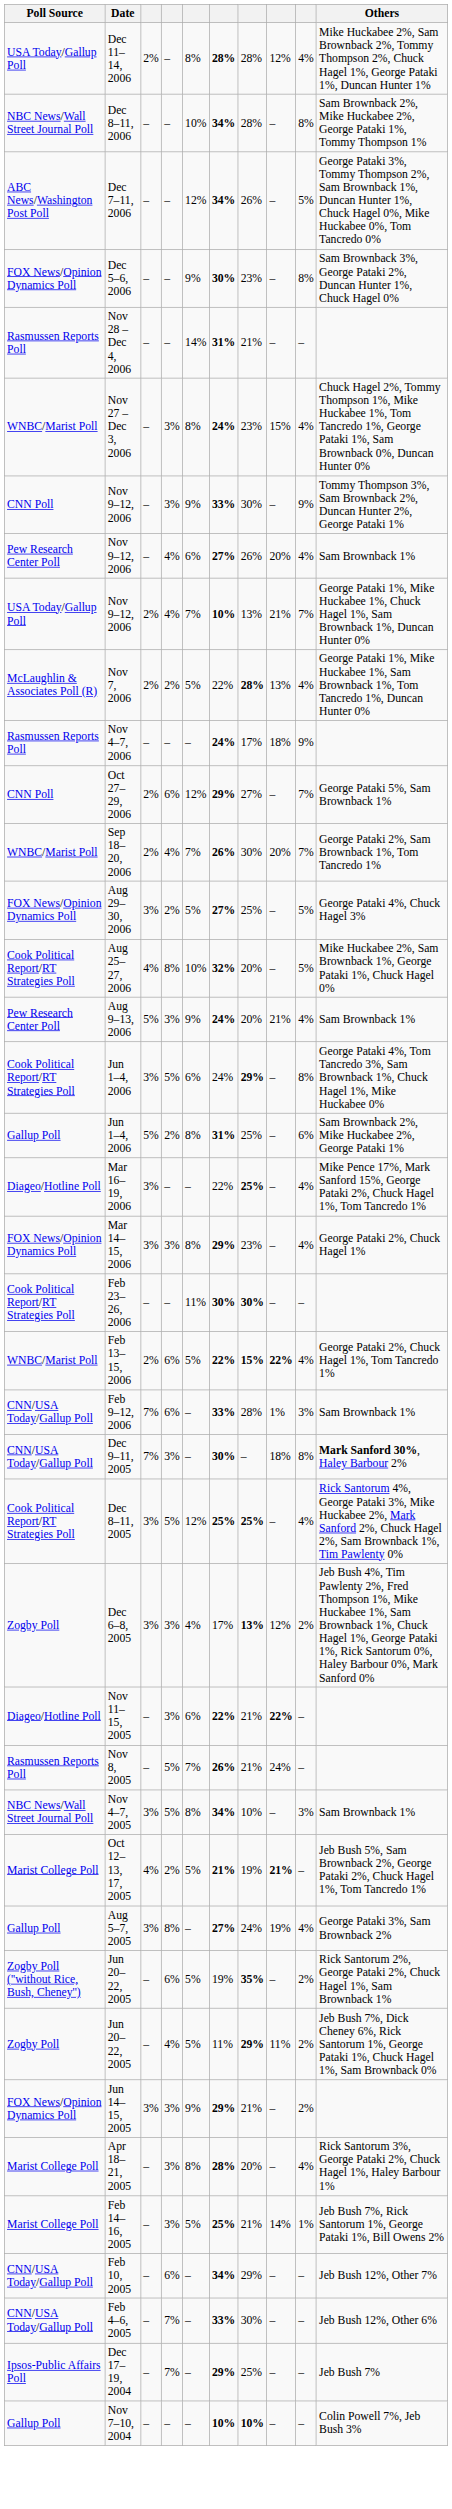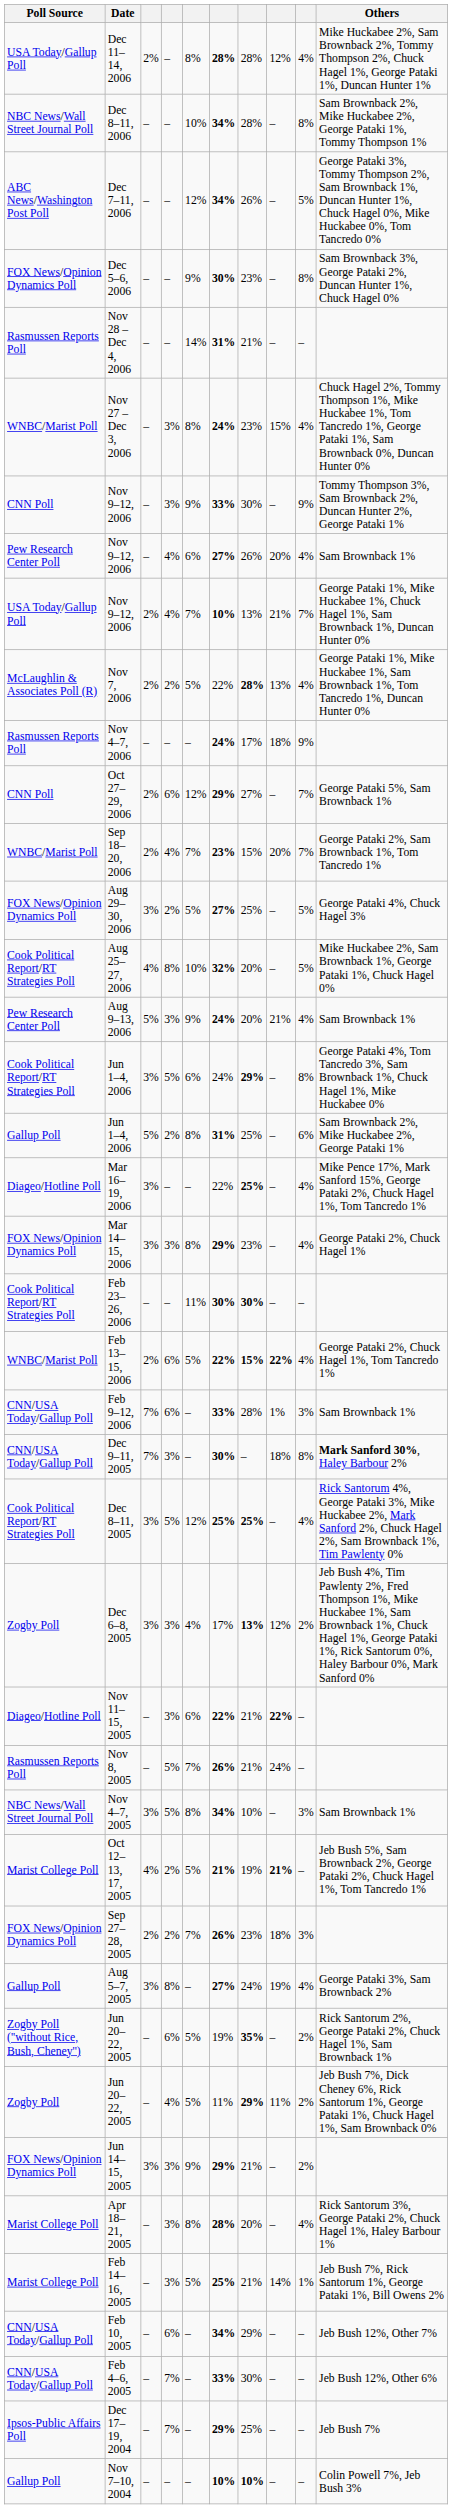(224, 852) 26% -> (224, 852) 23%
(251, 852) 30% -> (251, 852) 15%
+ row: (54, 1934)
